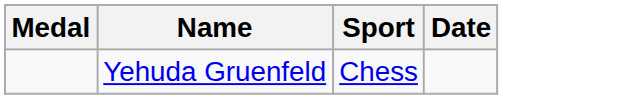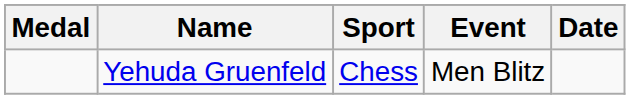+ column: (488, 27)
